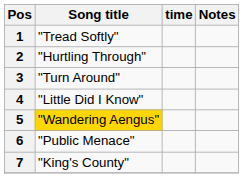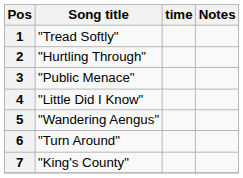(79, 78) "Turn Around" -> (86, 78) "Public Menace"
(99, 120) gold background -> (99, 120) no background
(86, 141) "Public Menace" -> (79, 141) "Turn Around"
